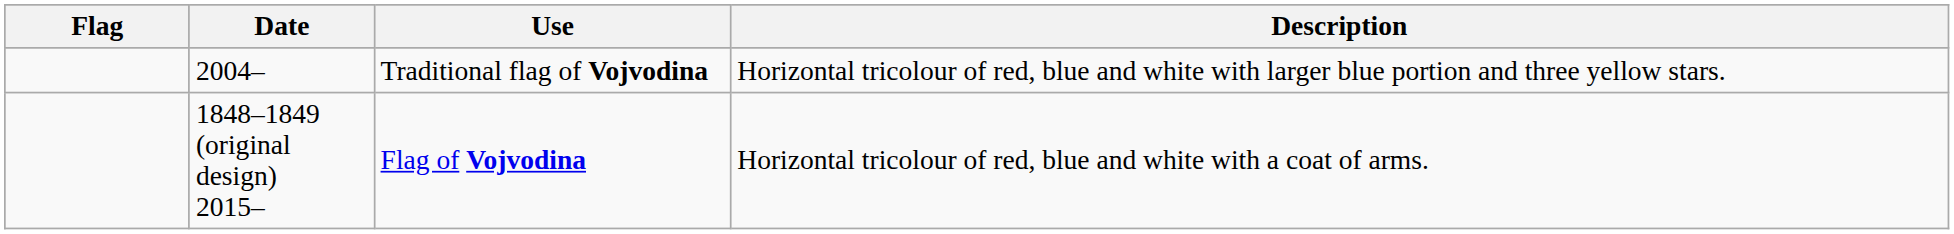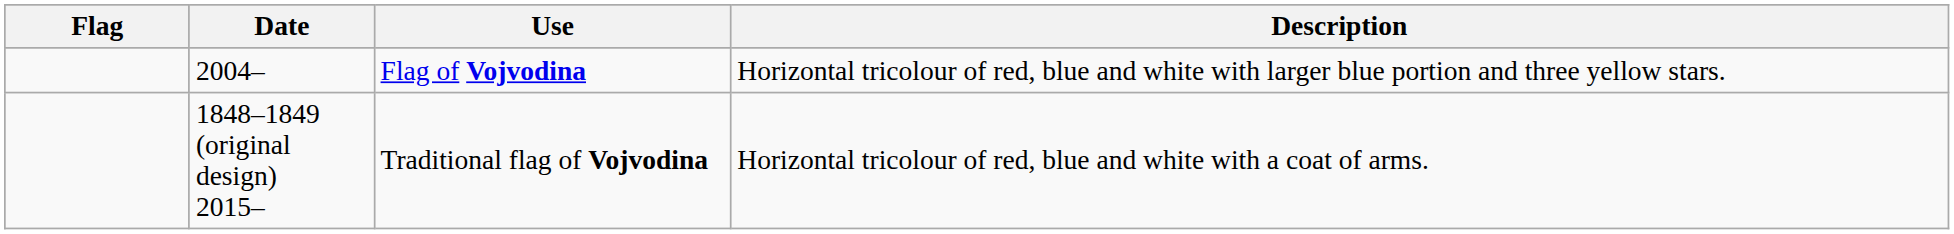(544, 69) Traditional flag of Vojvodina -> (483, 69) Flag of Vojvodina
(483, 160) Flag of Vojvodina -> (544, 160) Traditional flag of Vojvodina
